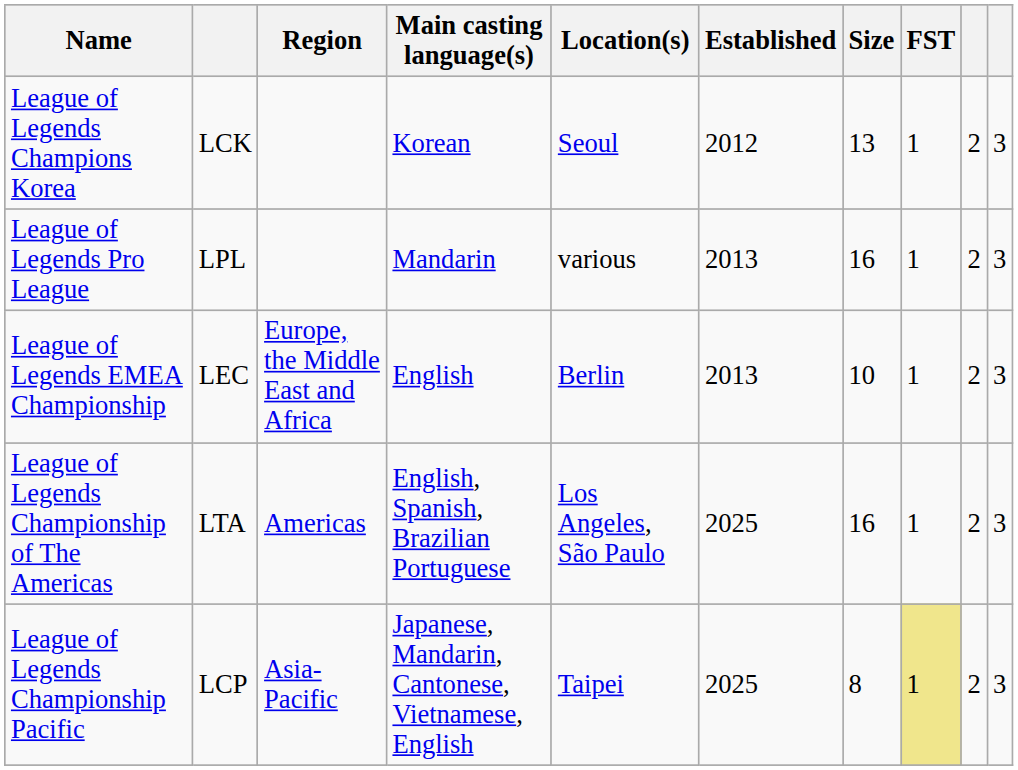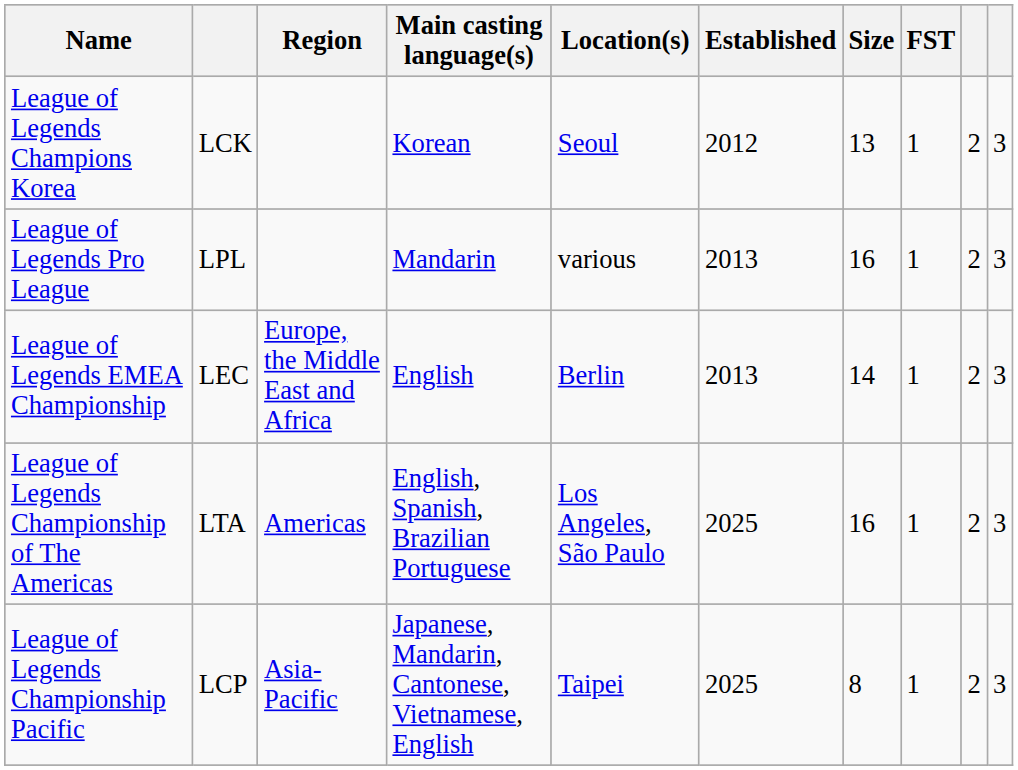(862, 376) 10 -> (862, 376) 14
(913, 684) khaki background -> (913, 684) no background
